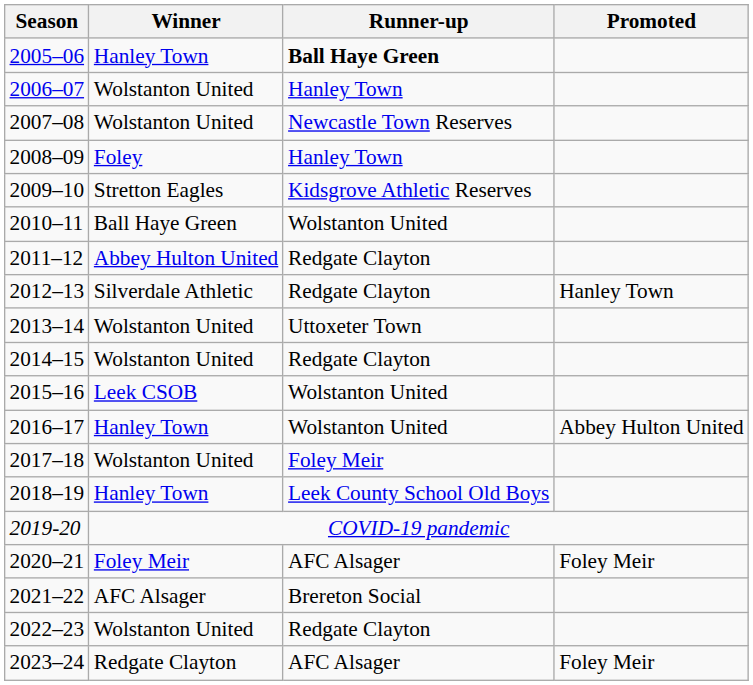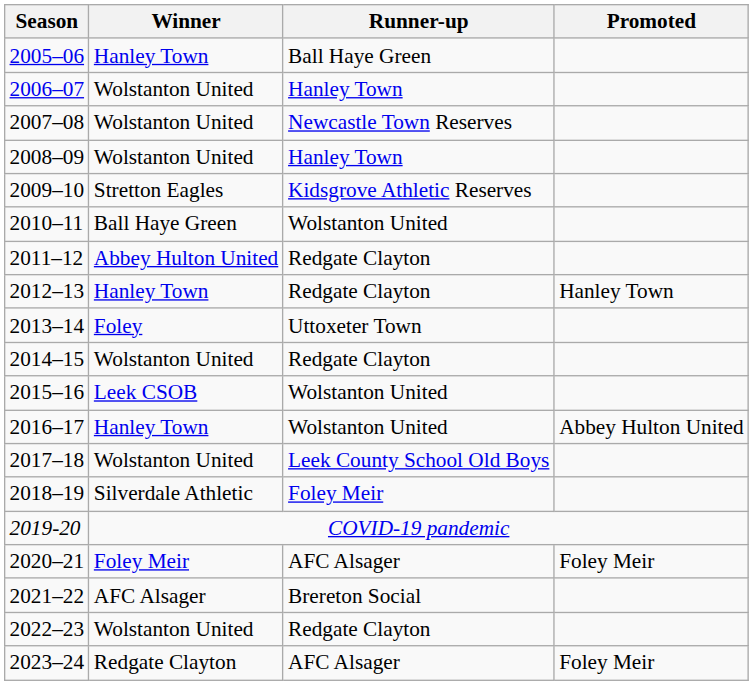(364, 55) bold -> (360, 55) normal
(118, 156) Foley -> (174, 156) Wolstanton United
(173, 291) Silverdale Athletic -> (151, 291) Hanley Town
(174, 325) Wolstanton United -> (118, 325) Foley
(336, 460) Foley Meir -> (419, 460) Leek County School Old Boys
(151, 493) Hanley Town -> (173, 493) Silverdale Athletic
(419, 493) Leek County School Old Boys -> (336, 493) Foley Meir
